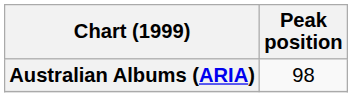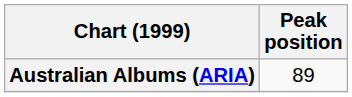(303, 75) 98 -> (303, 75) 89
